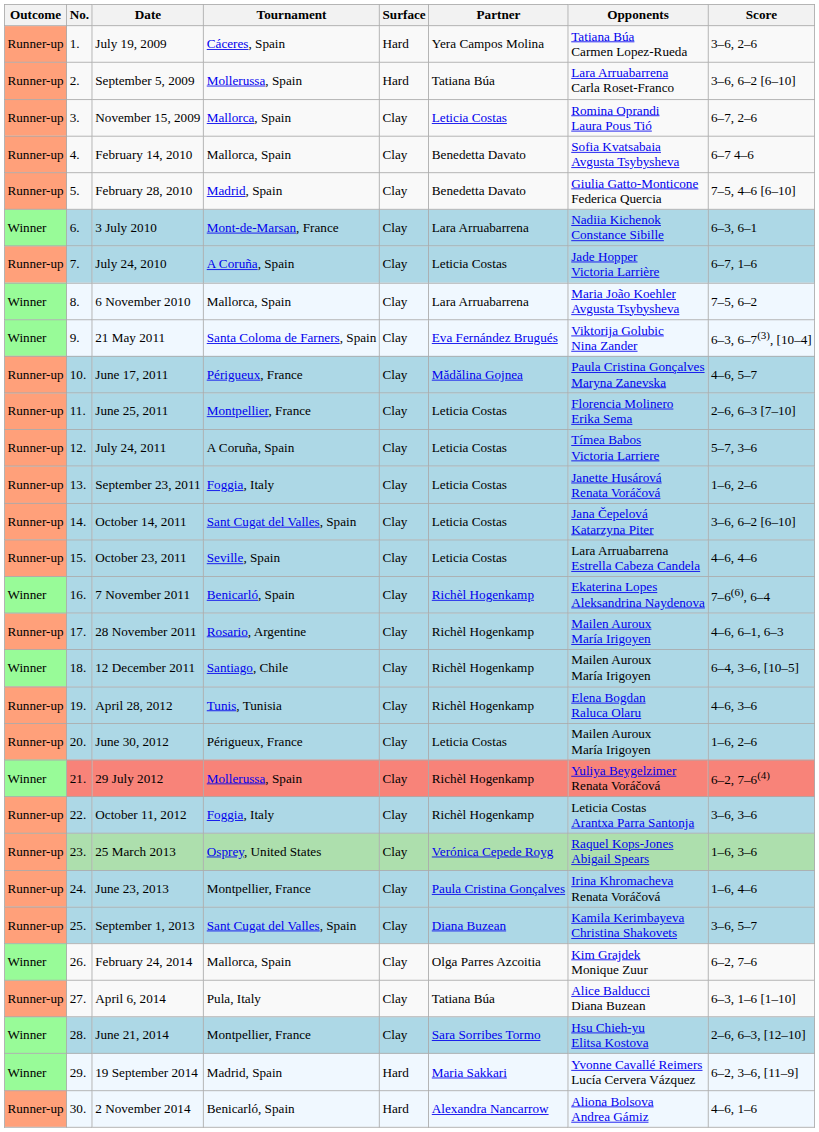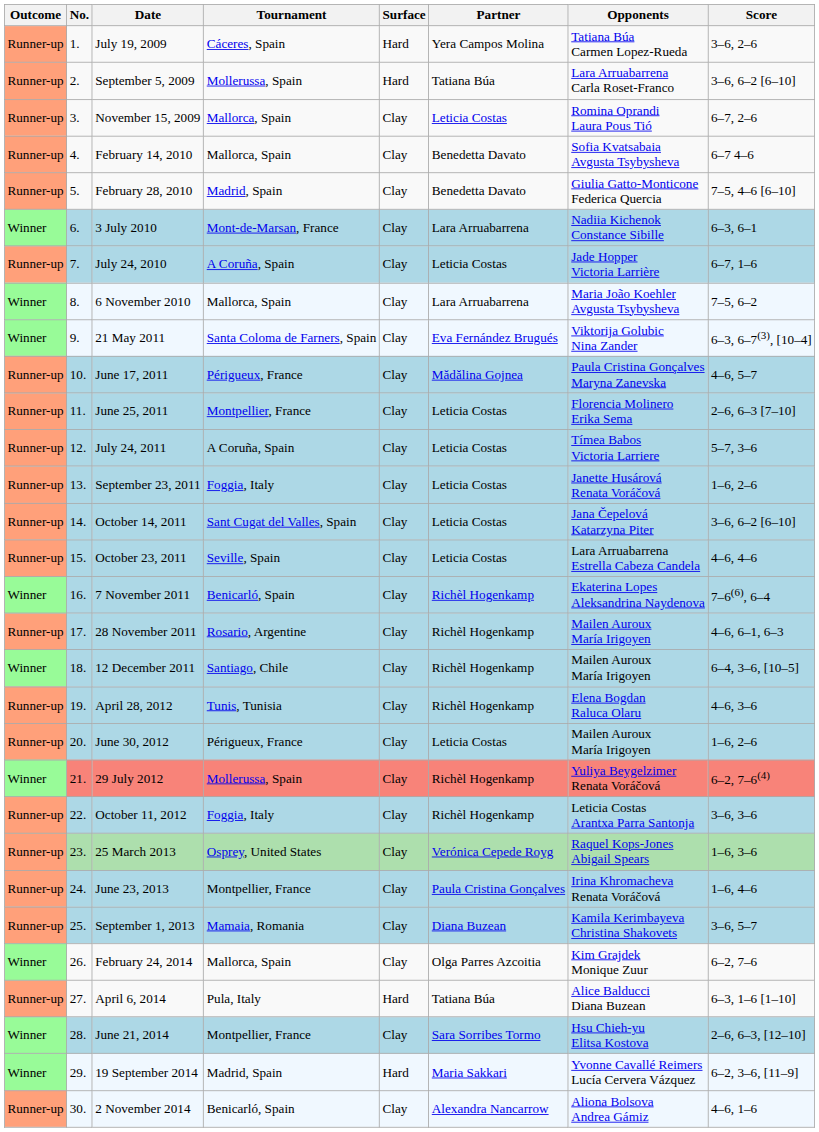(282, 924) Sant Cugat del Valles, Spain -> (255, 924) Mamaia, Romania
(395, 998) Clay -> (396, 998) Hard
(396, 1108) Hard -> (395, 1108) Clay
